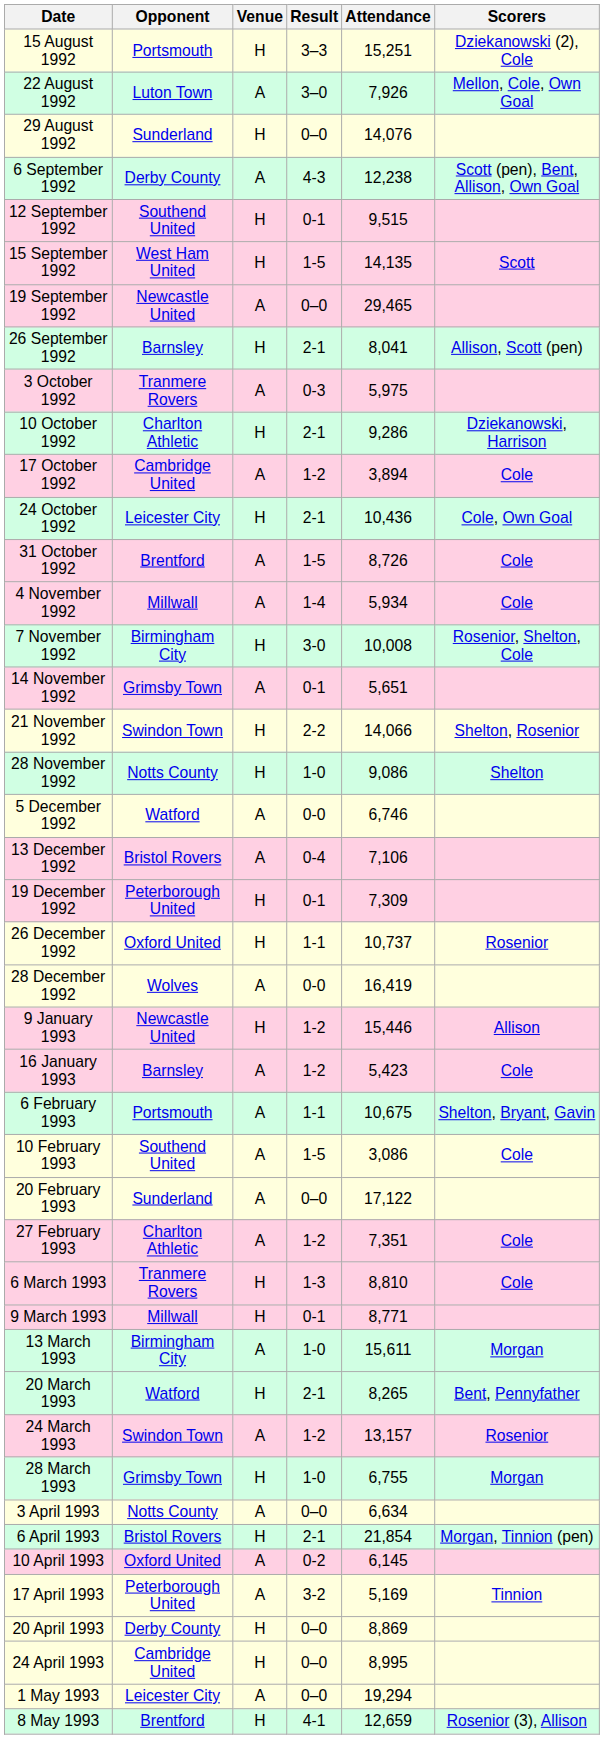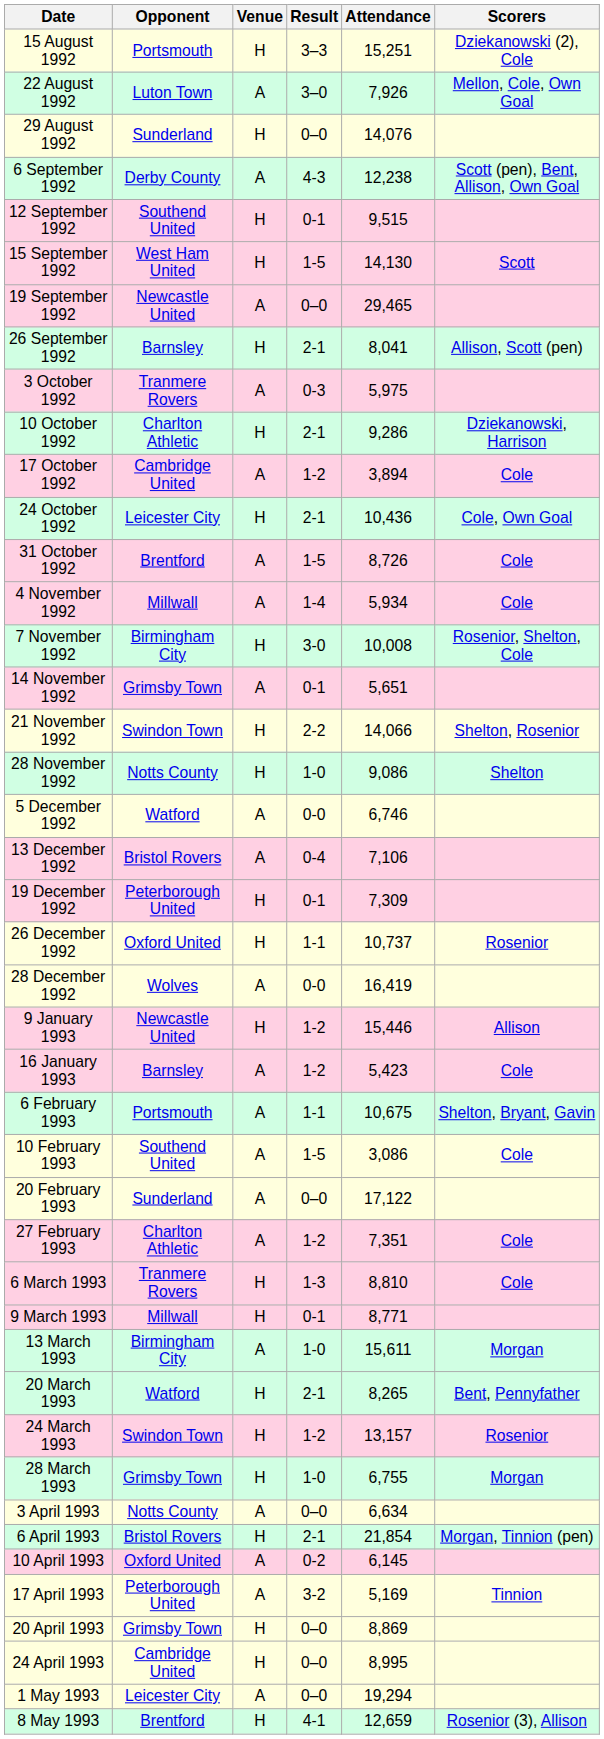(388, 263) 14,135 -> (388, 263) 14,130
(260, 1435) A -> (260, 1435) H
(172, 1629) Derby County -> (172, 1629) Grimsby Town
